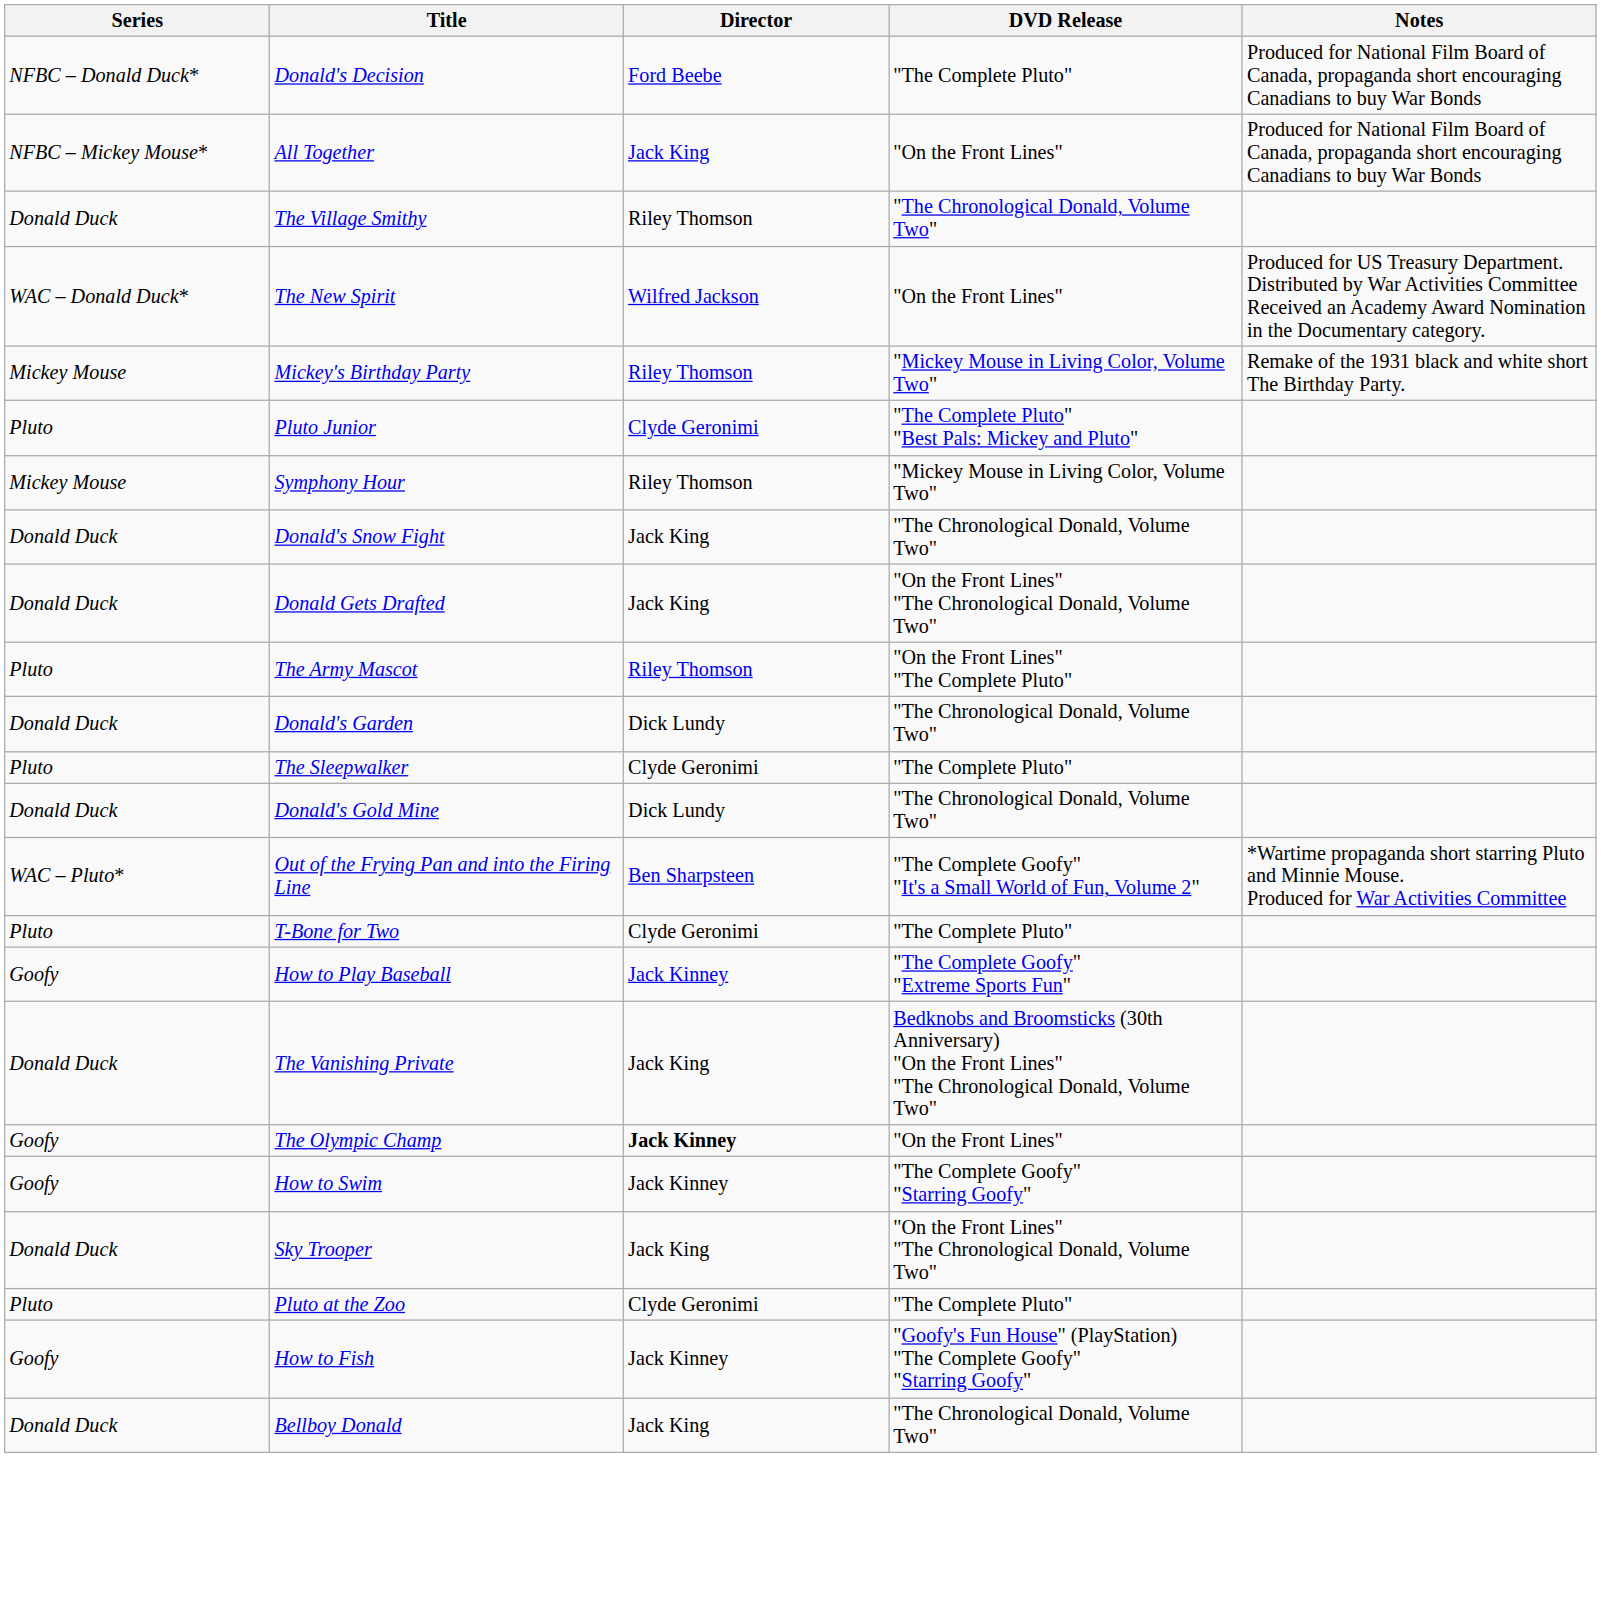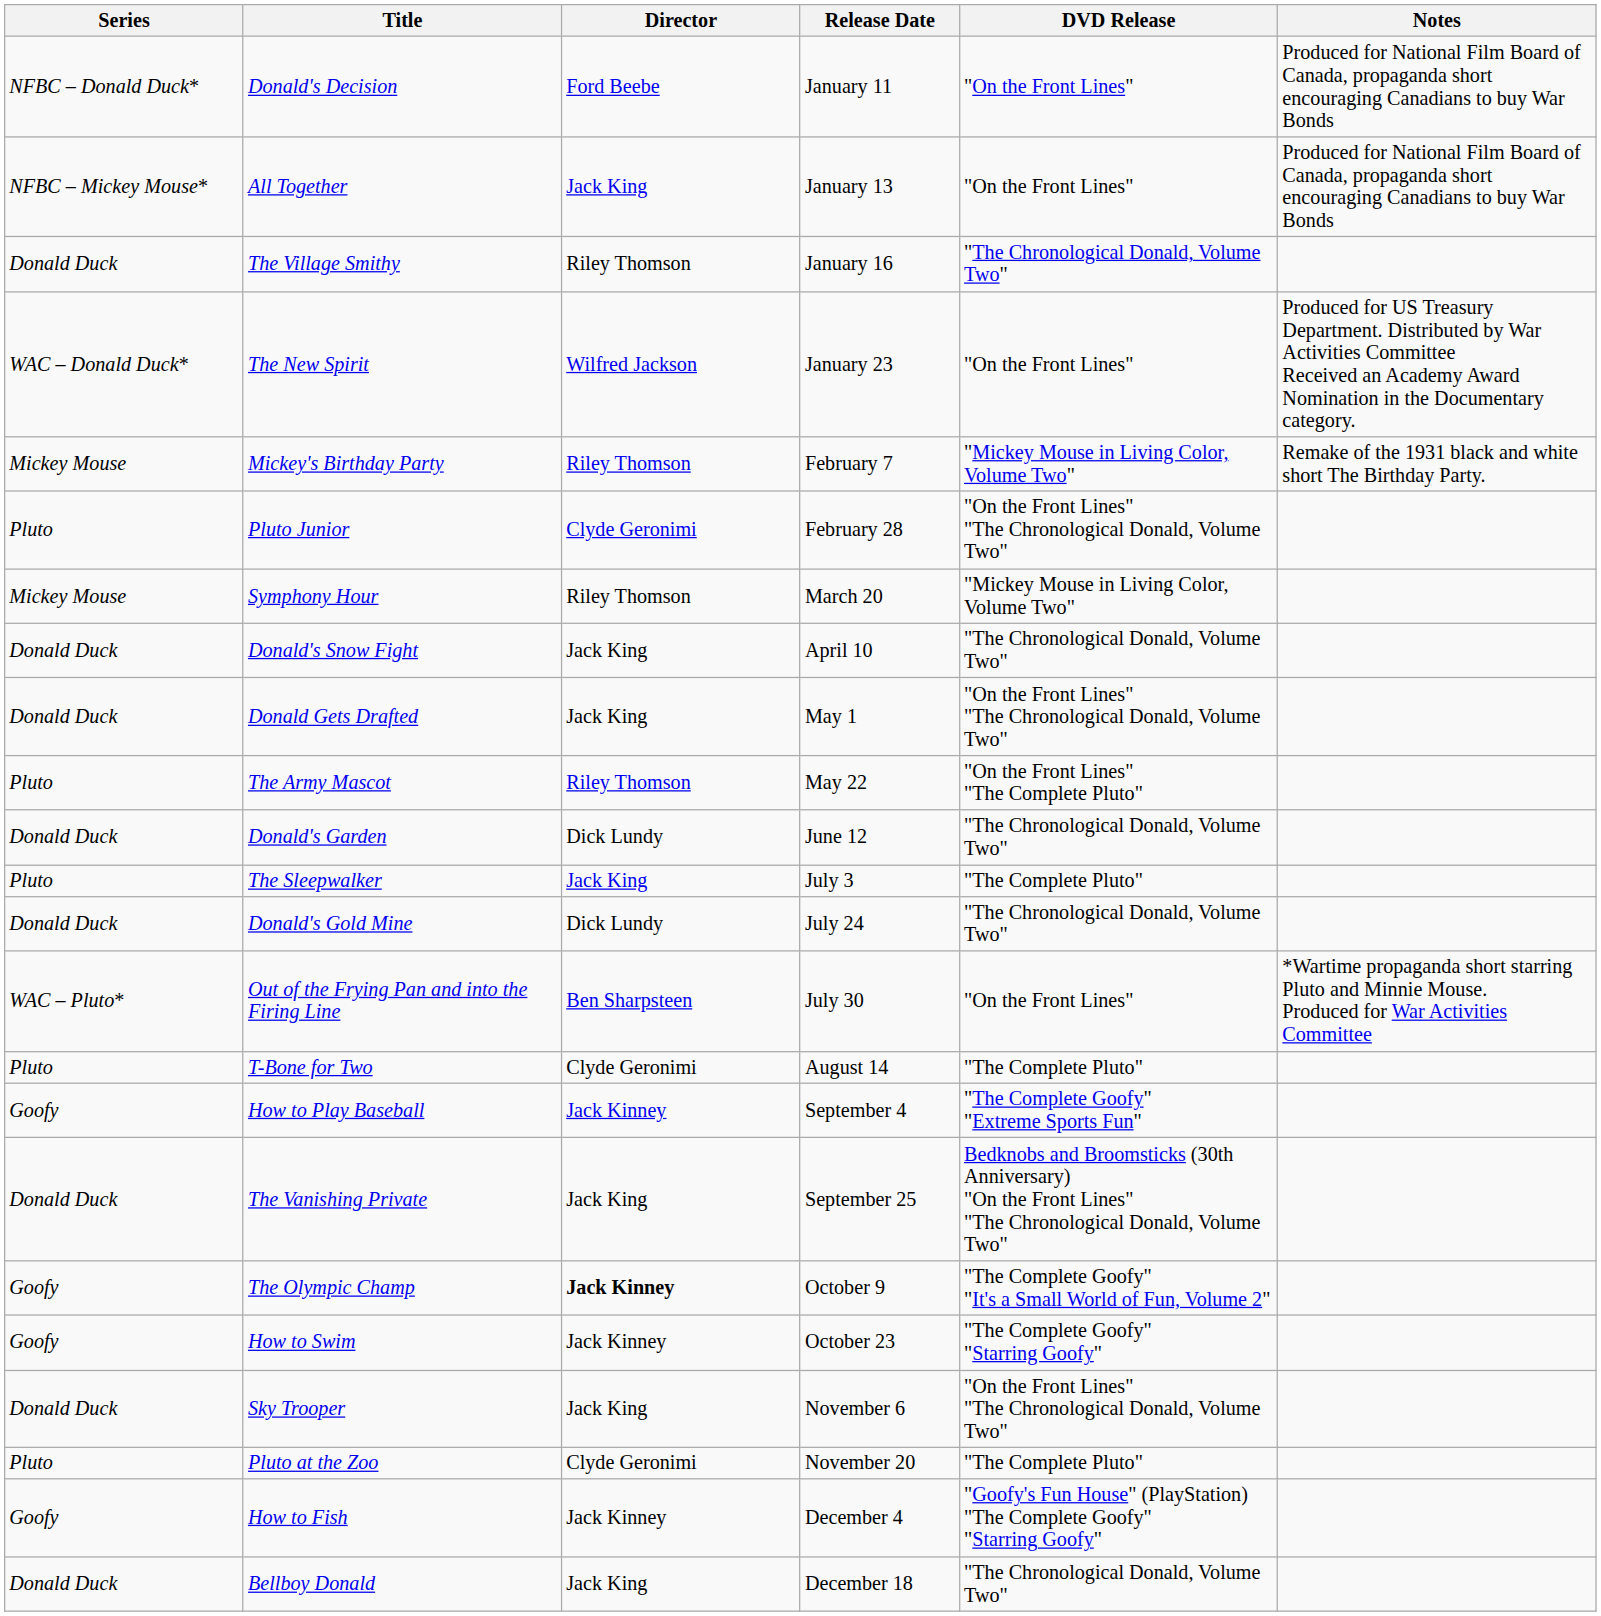+ column: (880, 20)
(983, 75) "The Complete Pluto" -> (1049, 86) "On the Front Lines"
(1016, 427) "The Complete Pluto" "Best Pals: Mickey and Pluto" -> (1112, 529) "On the Front Lines" "The Chronological Donald, Volume Two"
(693, 767) Clyde Geronimi -> (607, 880) Jack King
(1046, 876) "The Complete Goofy" "It's a Small World of Fun, Volume 2" -> (1049, 1001) "On the Front Lines"
(978, 1140) "On the Front Lines" -> (1117, 1287) "The Complete Goofy" "It's a Small World of Fun, Volume 2"
